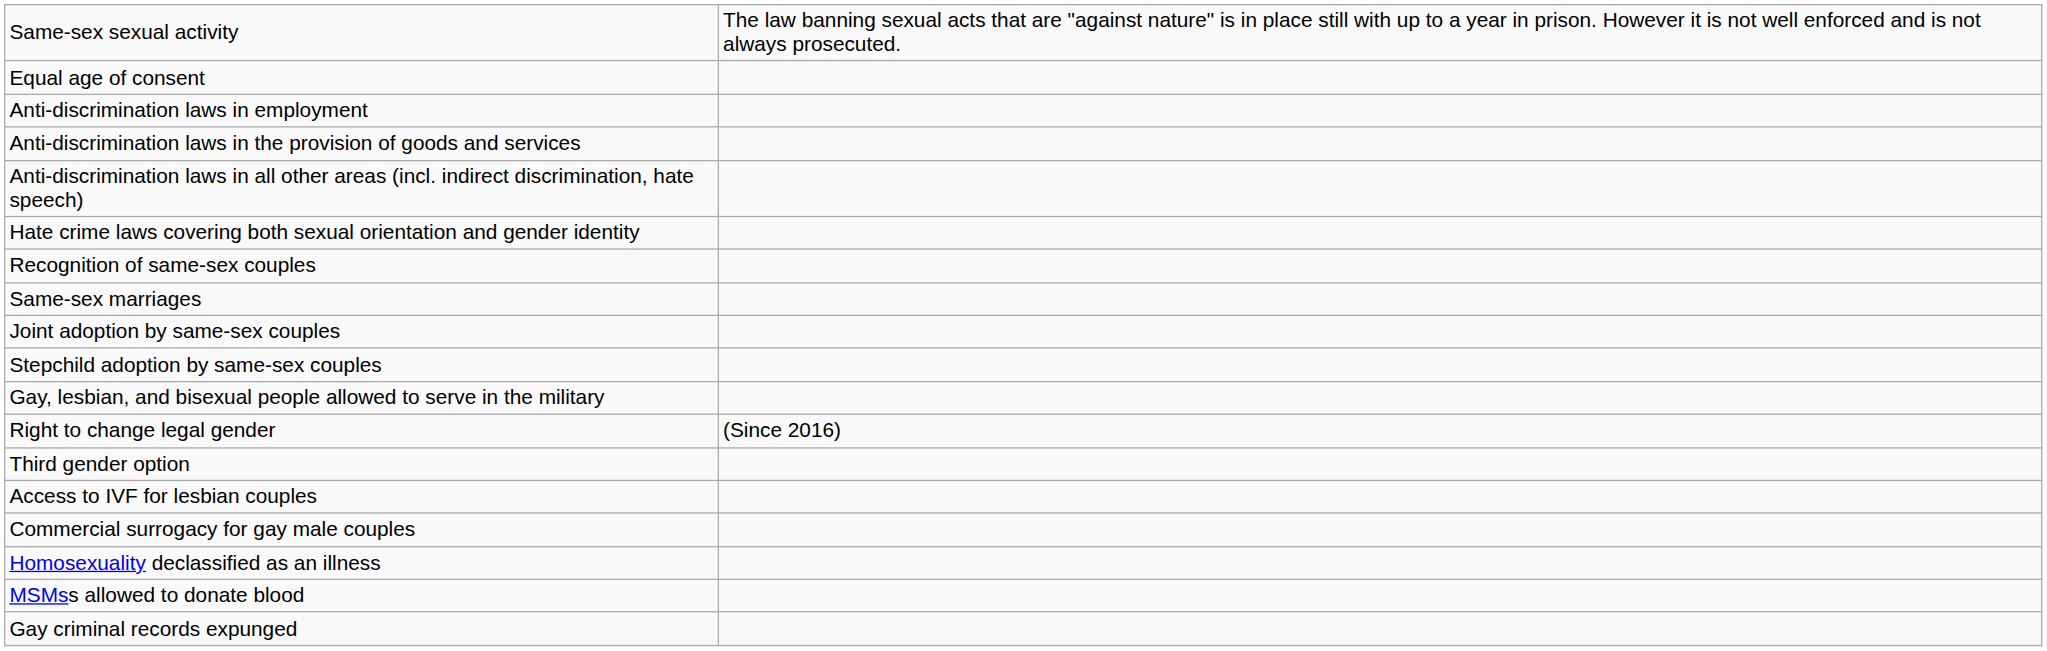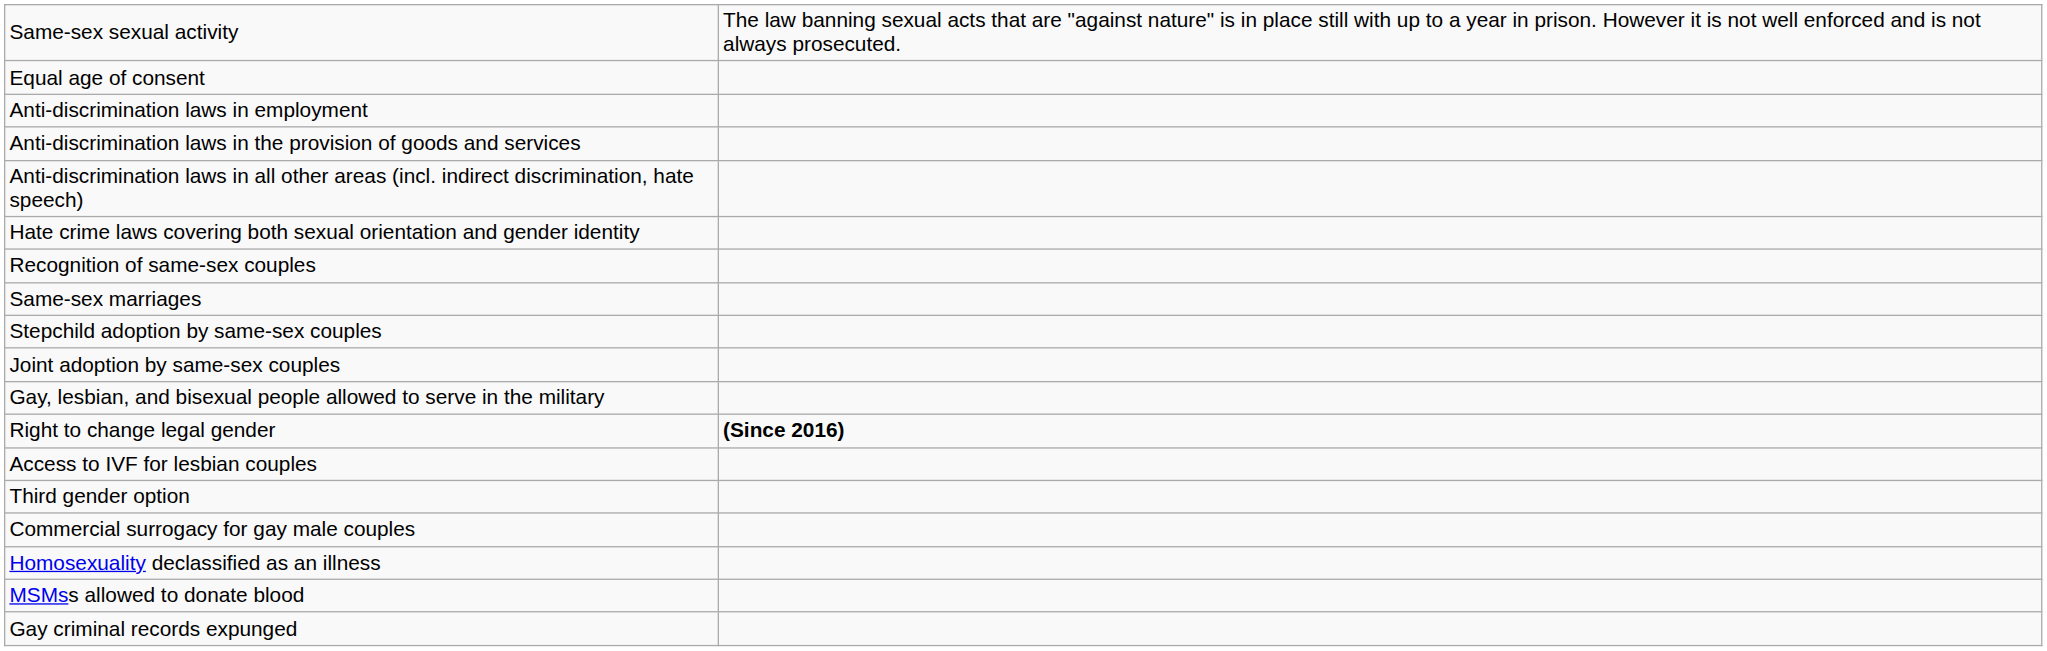rows swapped: (196, 364) <-> (175, 331)
(782, 430) normal -> (784, 430) bold
rows swapped: (100, 463) <-> (163, 496)
